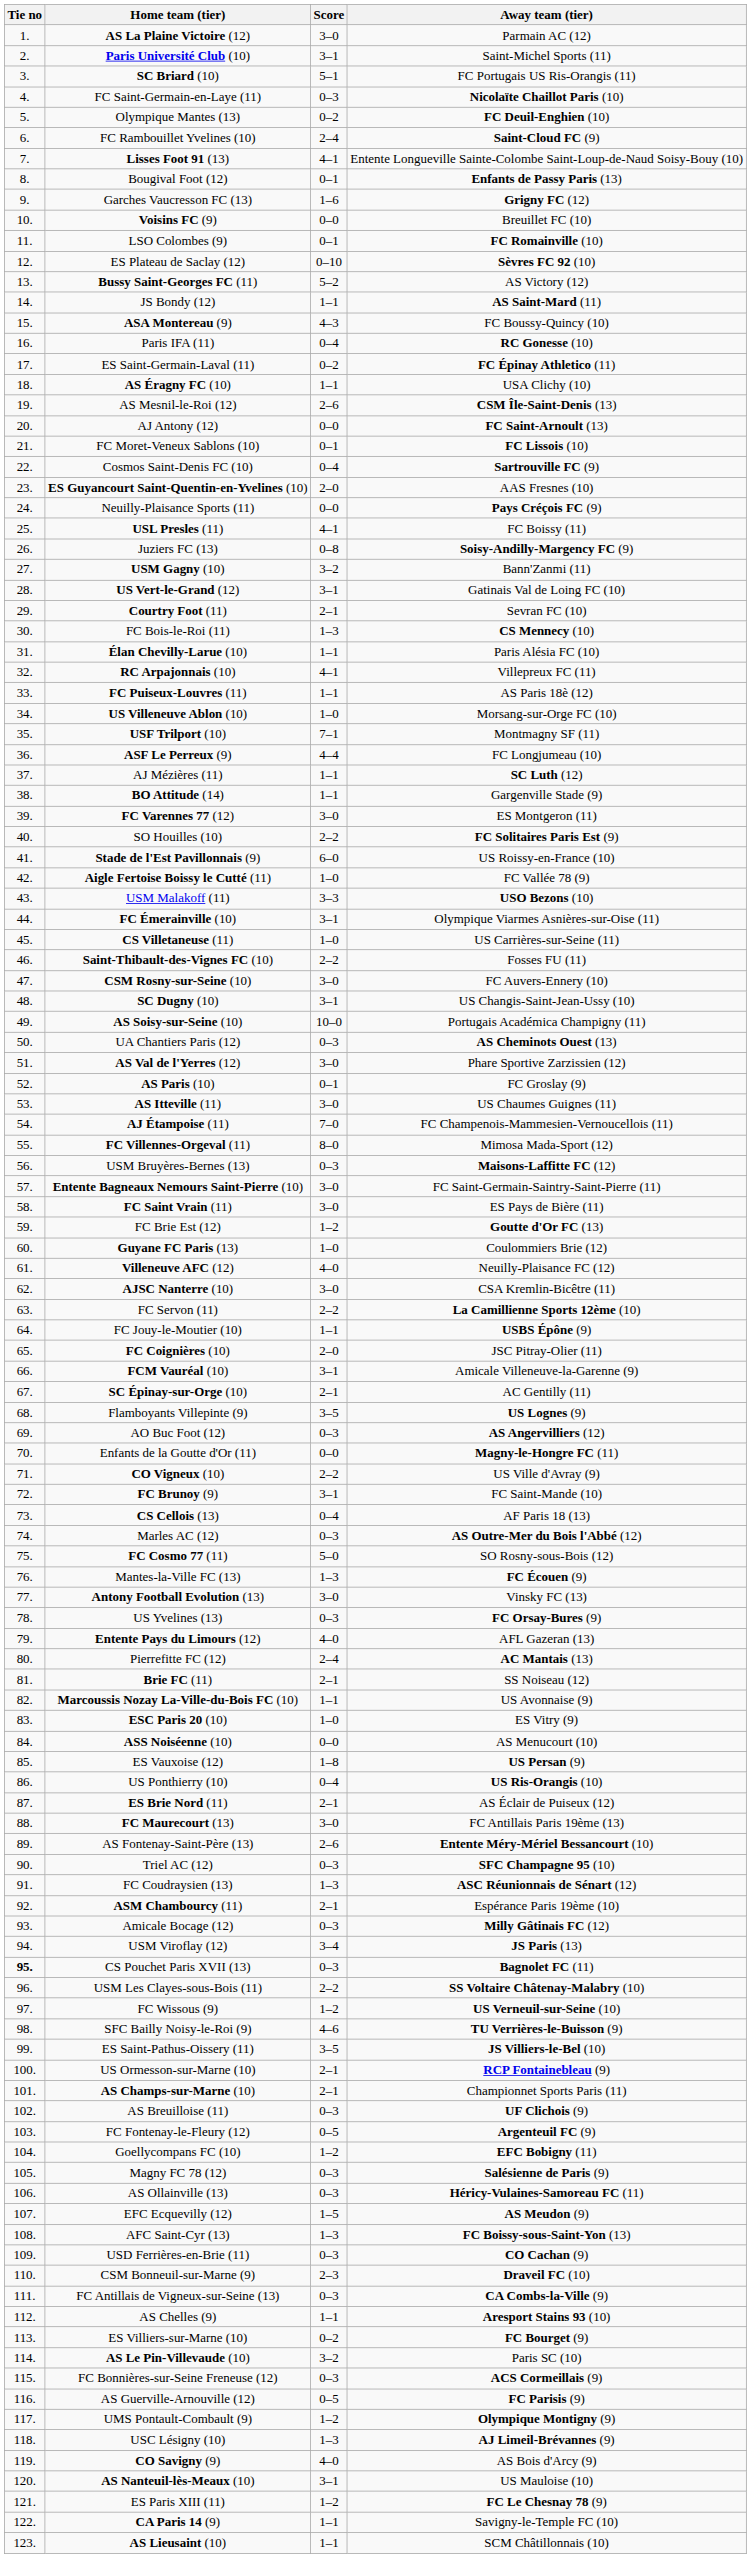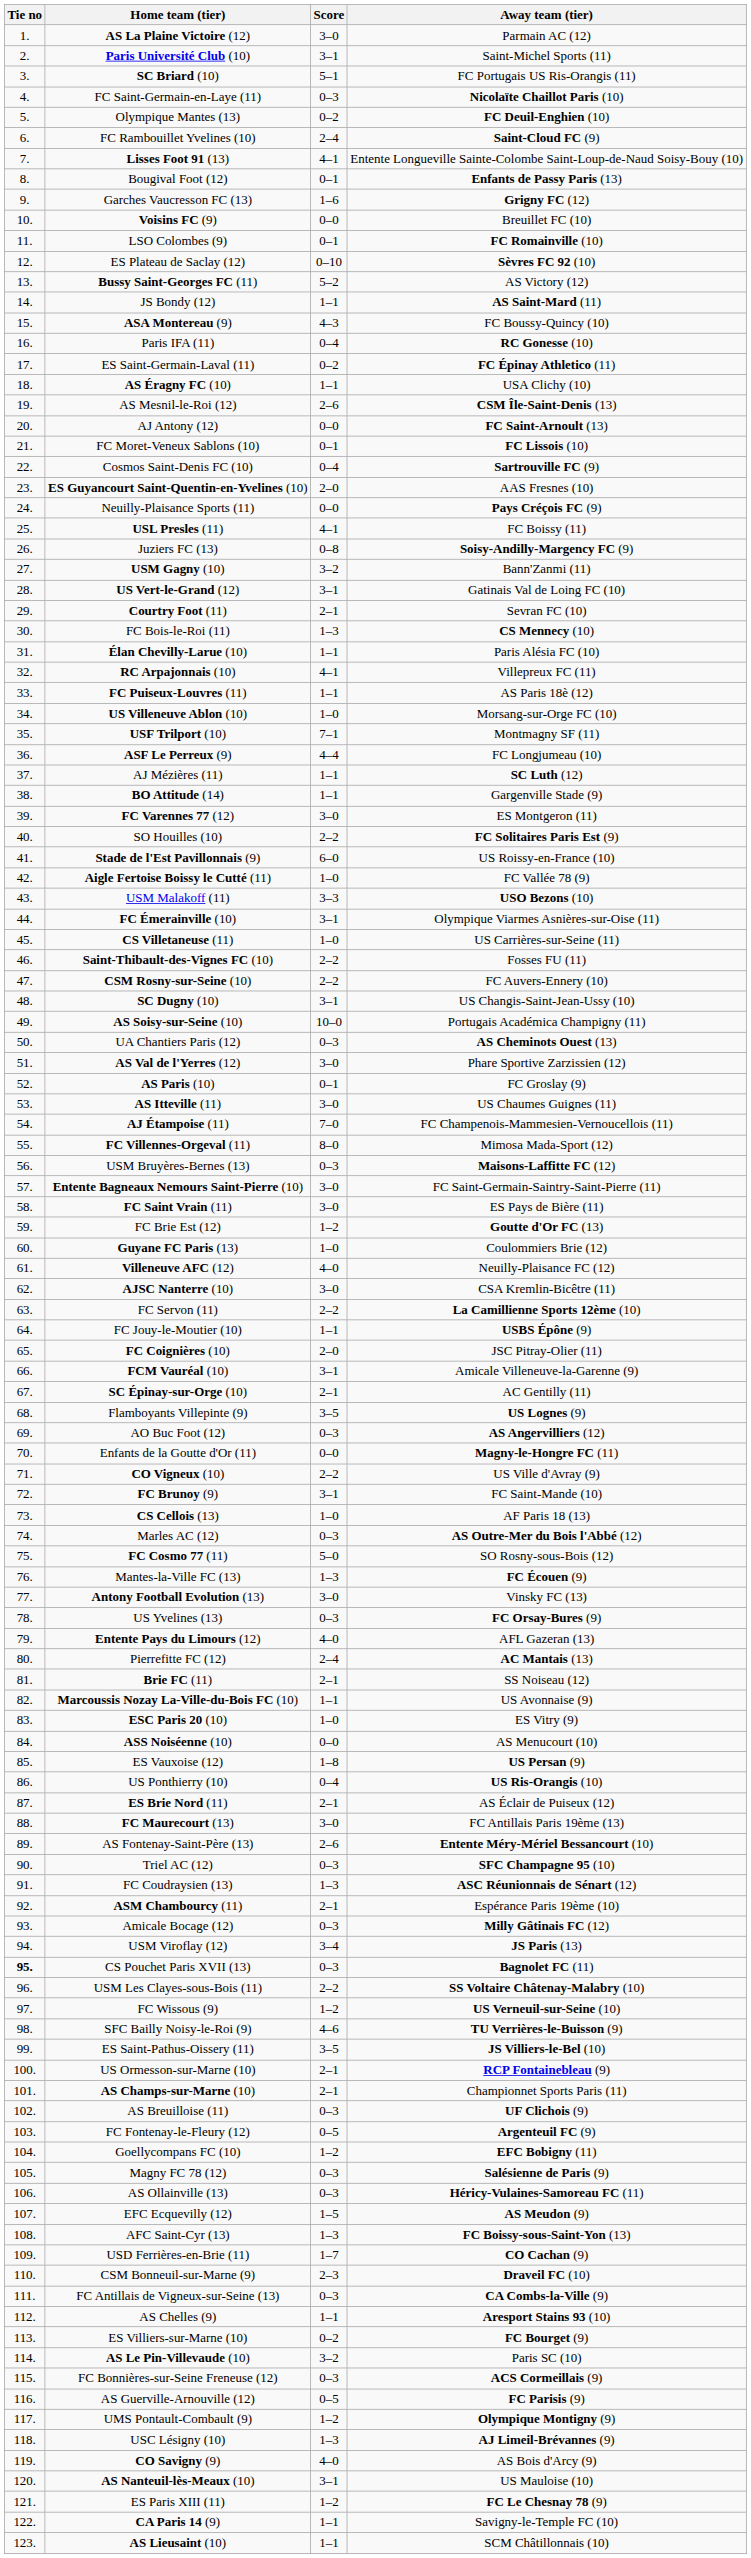(329, 980) 3–0 -> (329, 980) 2–2
(329, 1515) 0–4 -> (329, 1515) 1–0
(329, 2255) 0–3 -> (329, 2255) 1–7
